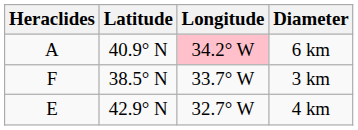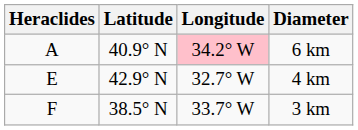rows swapped: (311, 109) <-> (311, 79)
